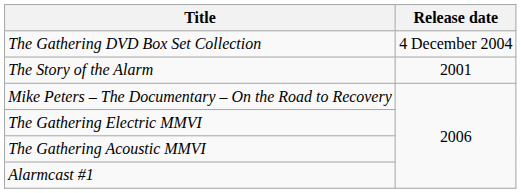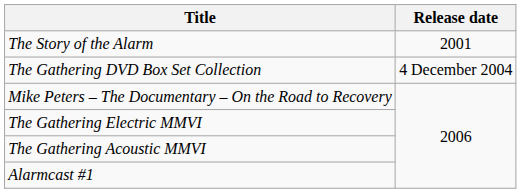rows swapped: (81, 70) <-> (135, 44)
